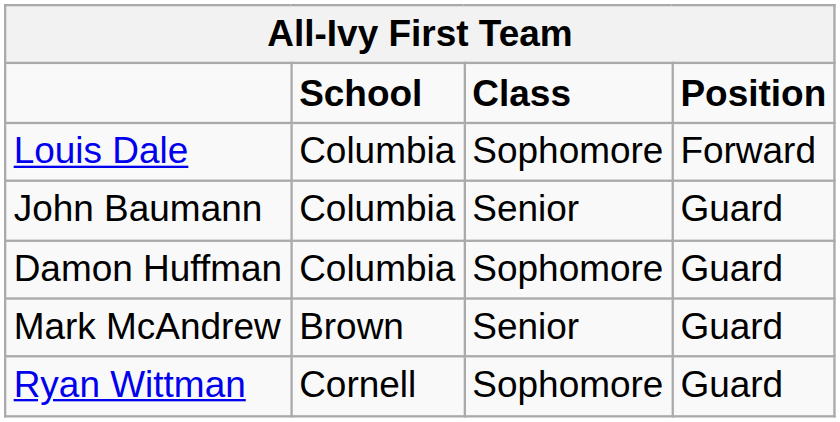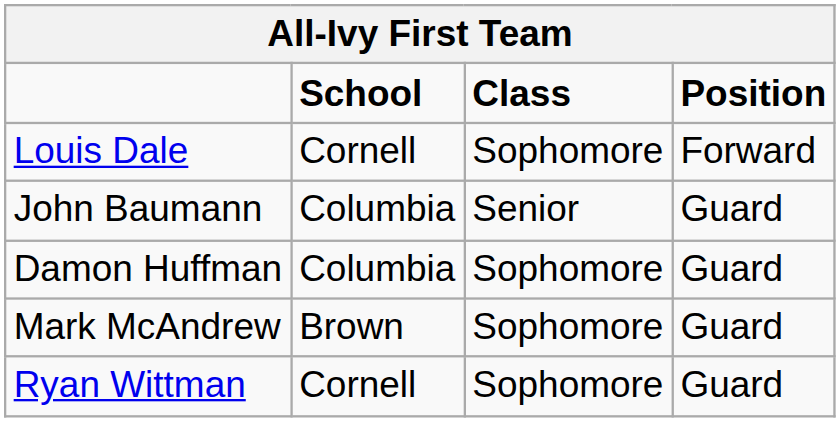(377, 151) Columbia -> (358, 151) Cornell
(526, 326) Senior -> (568, 326) Sophomore
